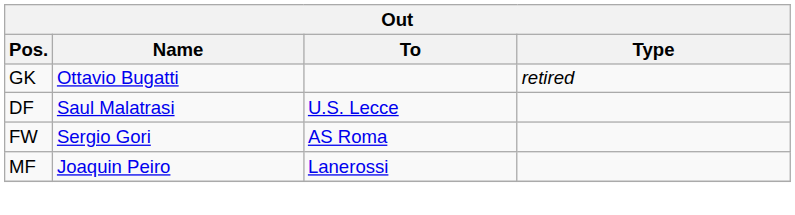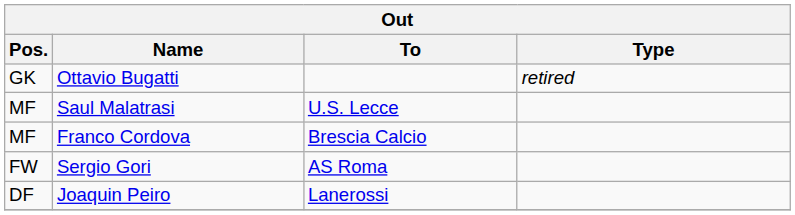(21, 108) DF -> (22, 108) MF
+ row: (123, 137)
(22, 166) MF -> (21, 196) DF
